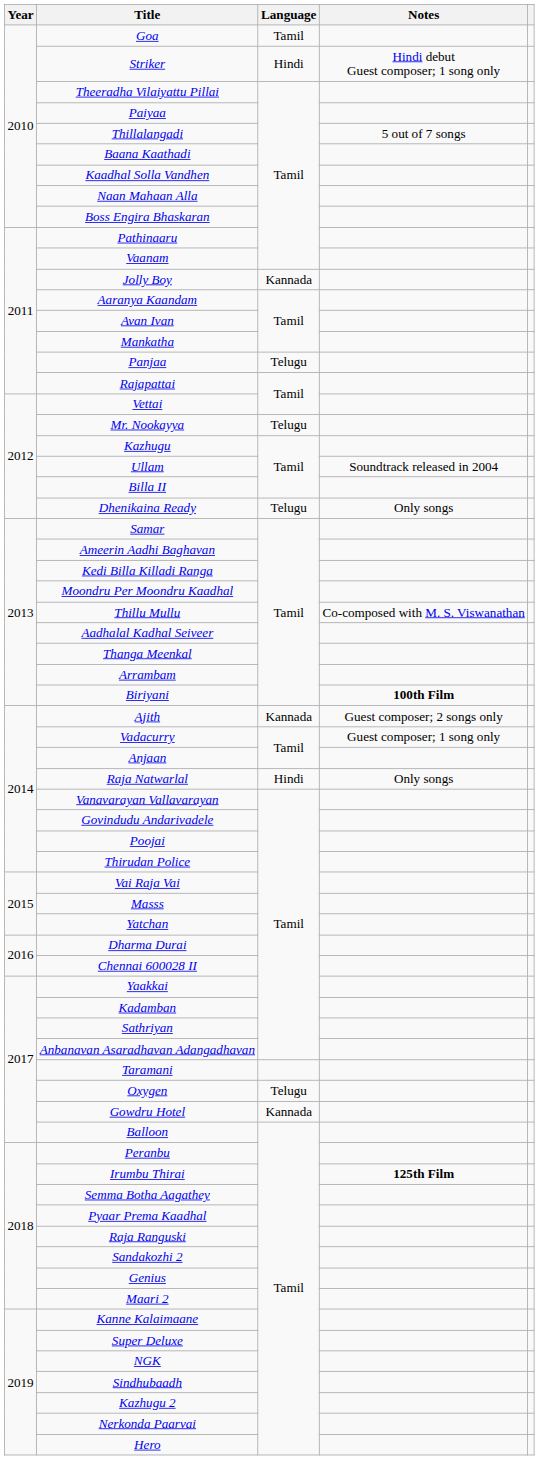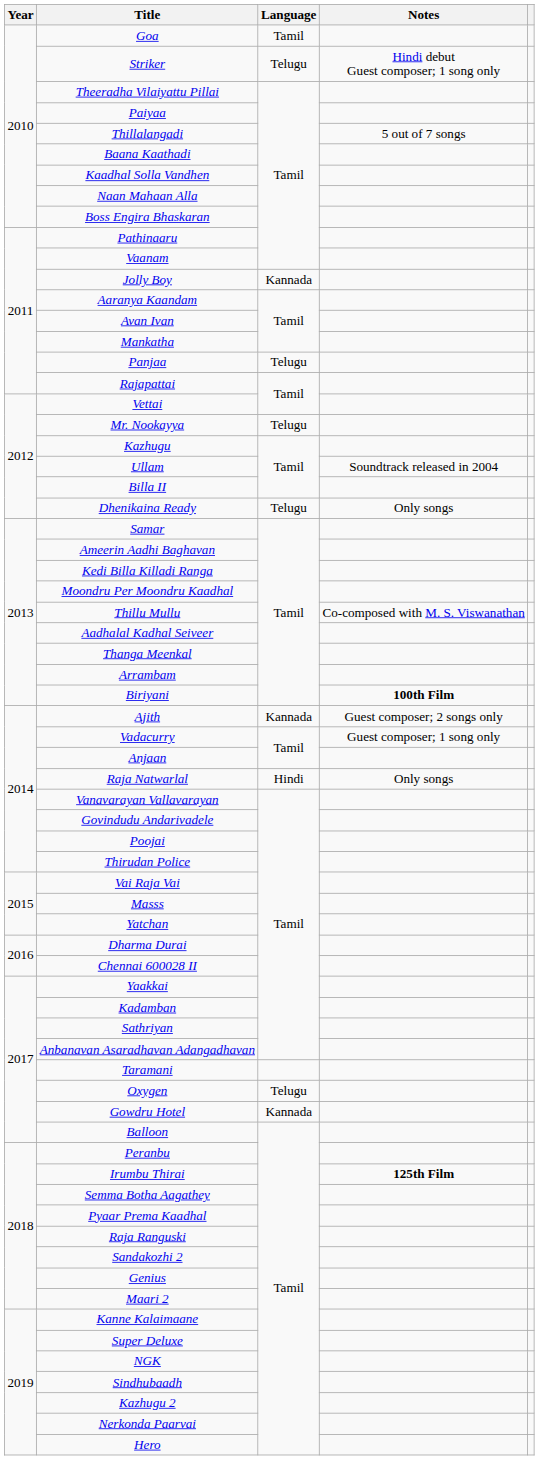(289, 63) Hindi -> (289, 63) Telugu
